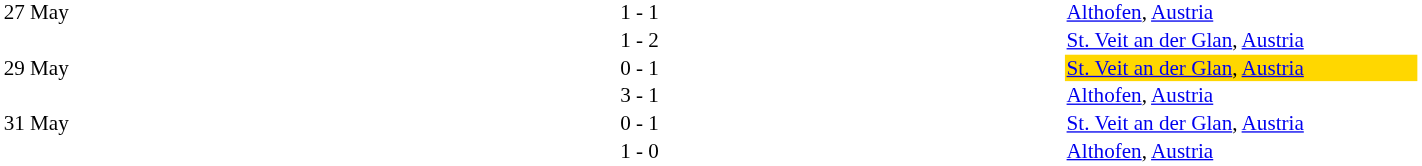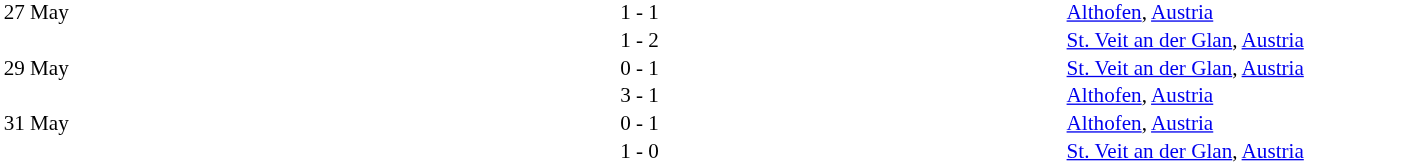(1185, 67) gold background -> (1185, 67) no background
(1185, 123) St. Veit an der Glan, Austria -> (1140, 123) Althofen, Austria
(1140, 150) Althofen, Austria -> (1185, 150) St. Veit an der Glan, Austria
